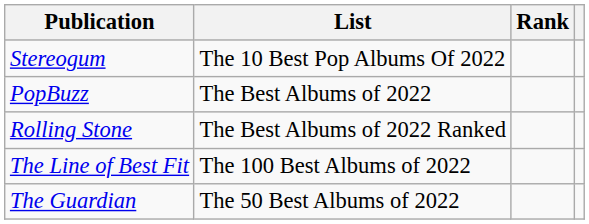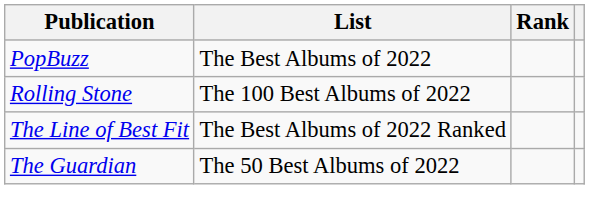- row: (58, 58)
(353, 129) The Best Albums of 2022 Ranked -> (335, 93) The 100 Best Albums of 2022
(335, 165) The 100 Best Albums of 2022 -> (353, 129) The Best Albums of 2022 Ranked
